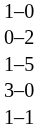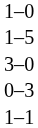- row: (19, 37)
+ row: (19, 90)
